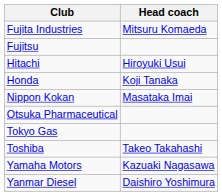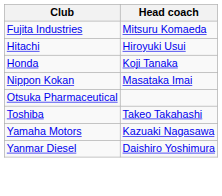- row: (23, 47)
- row: (32, 132)
